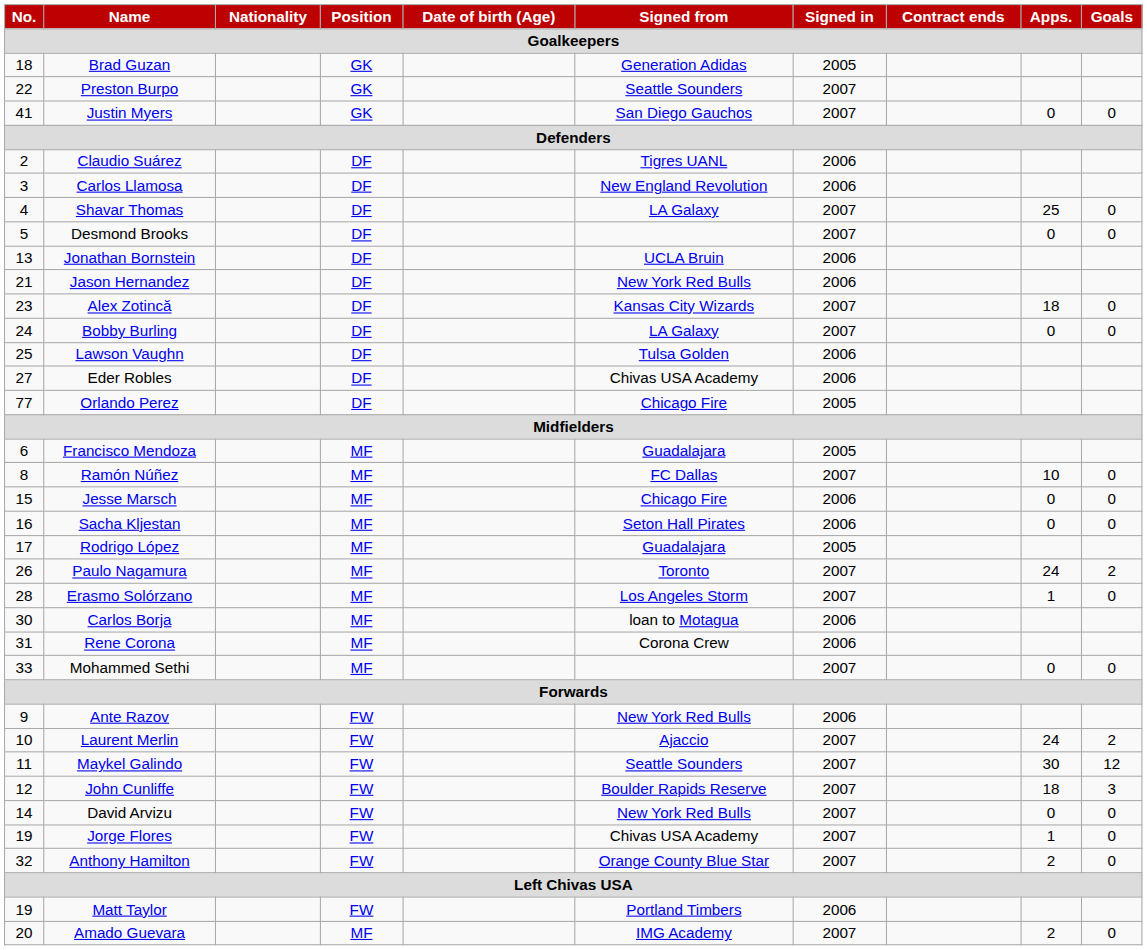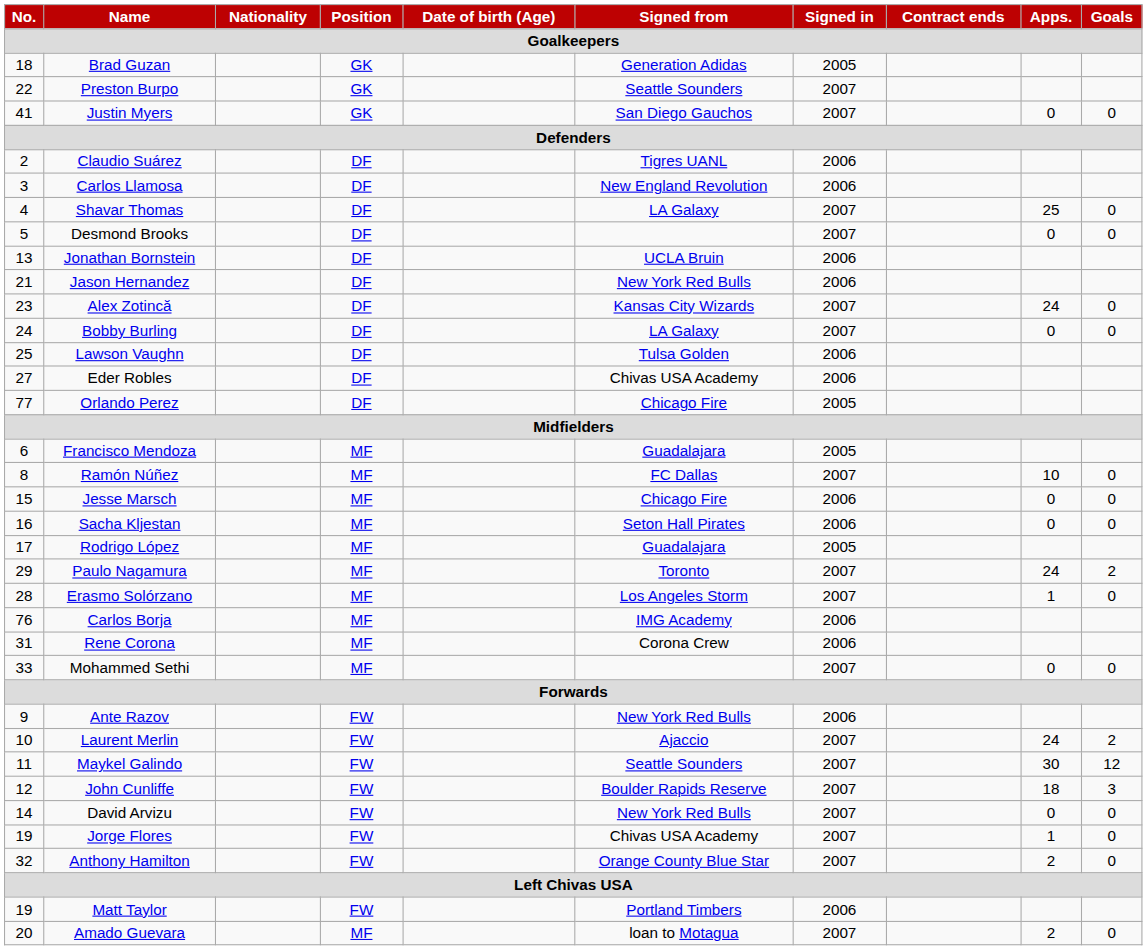(1051, 306) 18 -> (1051, 306) 24
(24, 572) 26 -> (24, 572) 29
(24, 620) 30 -> (24, 620) 76
(684, 620) loan to Motagua -> (684, 620) IMG Academy
(684, 933) IMG Academy -> (684, 933) loan to Motagua
